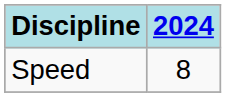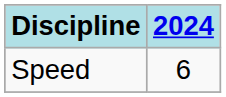(183, 69) 8 -> (183, 69) 6
